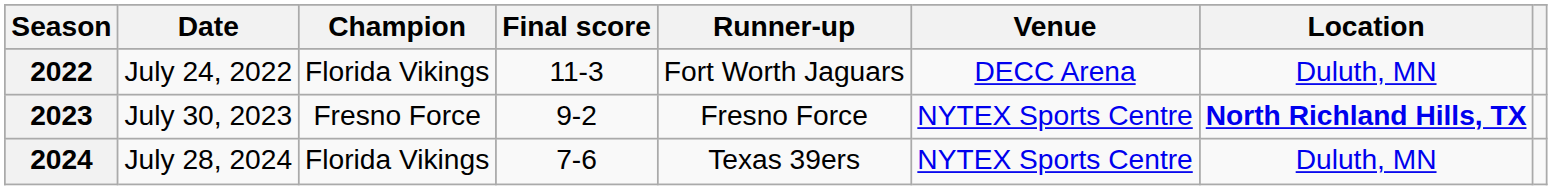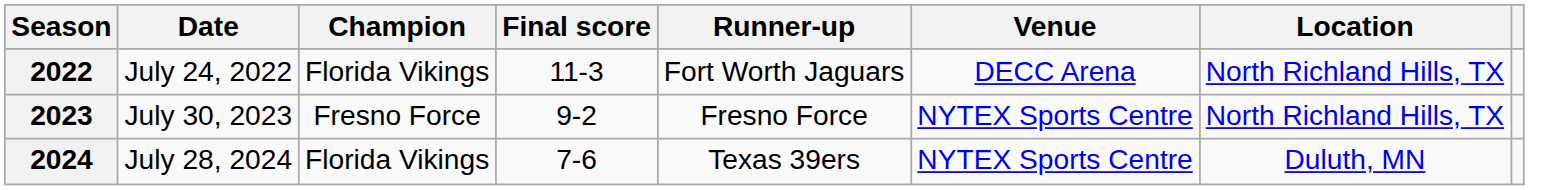(1366, 71) Duluth, MN -> (1355, 71) North Richland Hills, TX
(1366, 116) bold -> (1355, 116) normal
